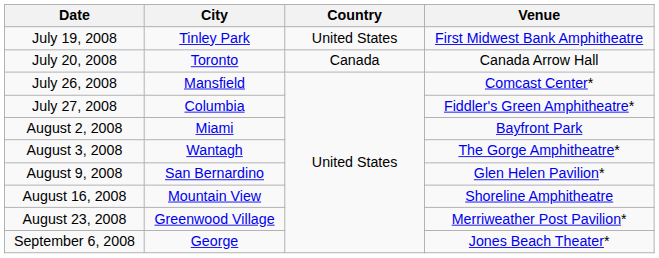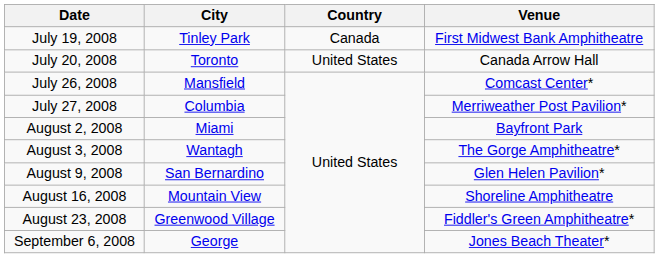(355, 38) United States -> (355, 38) Canada
(355, 60) Canada -> (355, 60) United States
(539, 106) Fiddler's Green Amphitheatre* -> (539, 106) Merriweather Post Pavilion*
(539, 219) Merriweather Post Pavilion* -> (539, 219) Fiddler's Green Amphitheatre*
